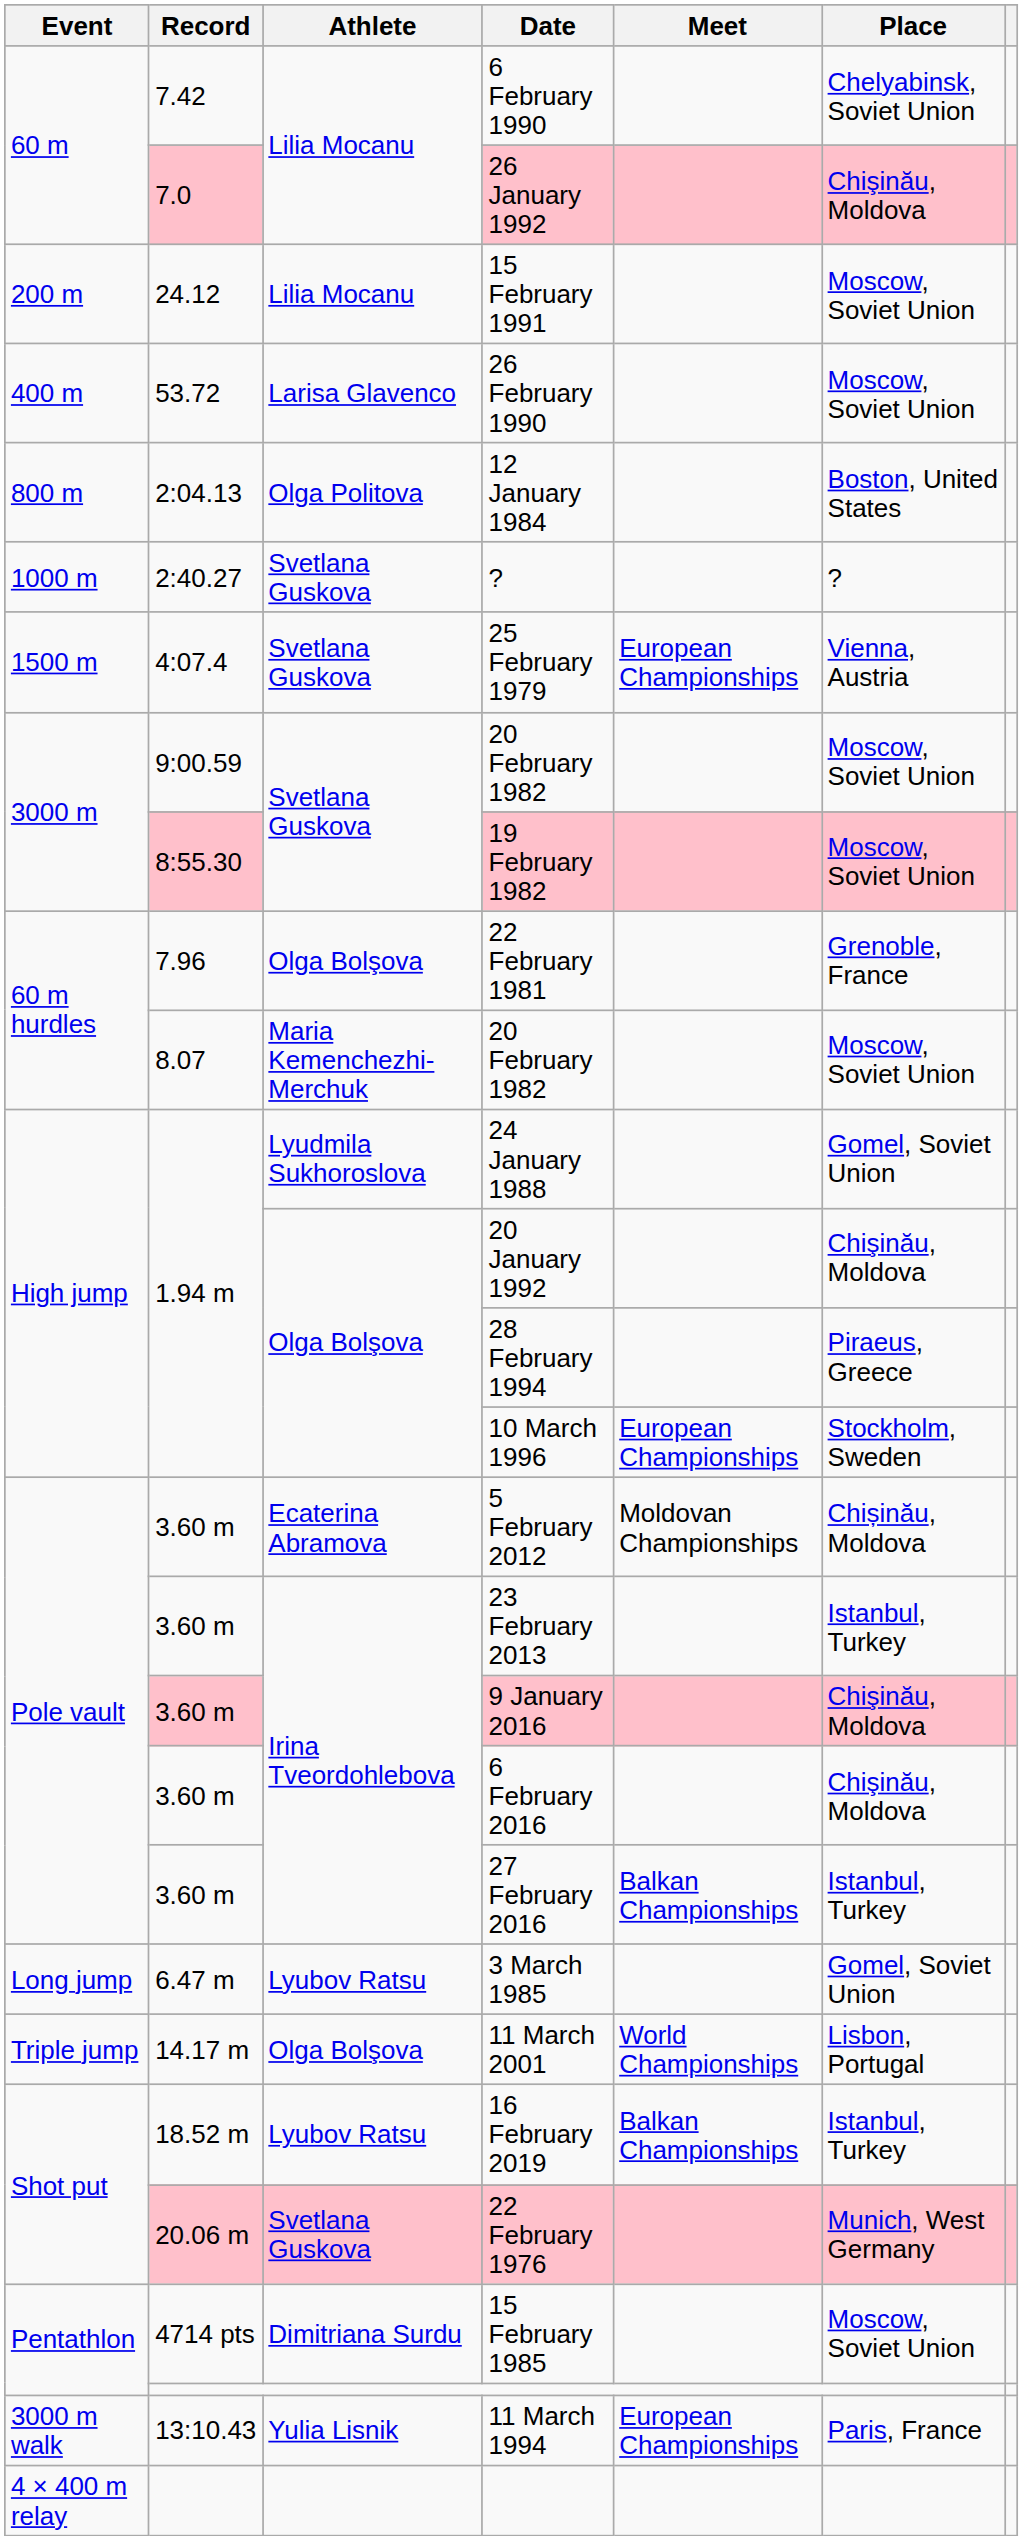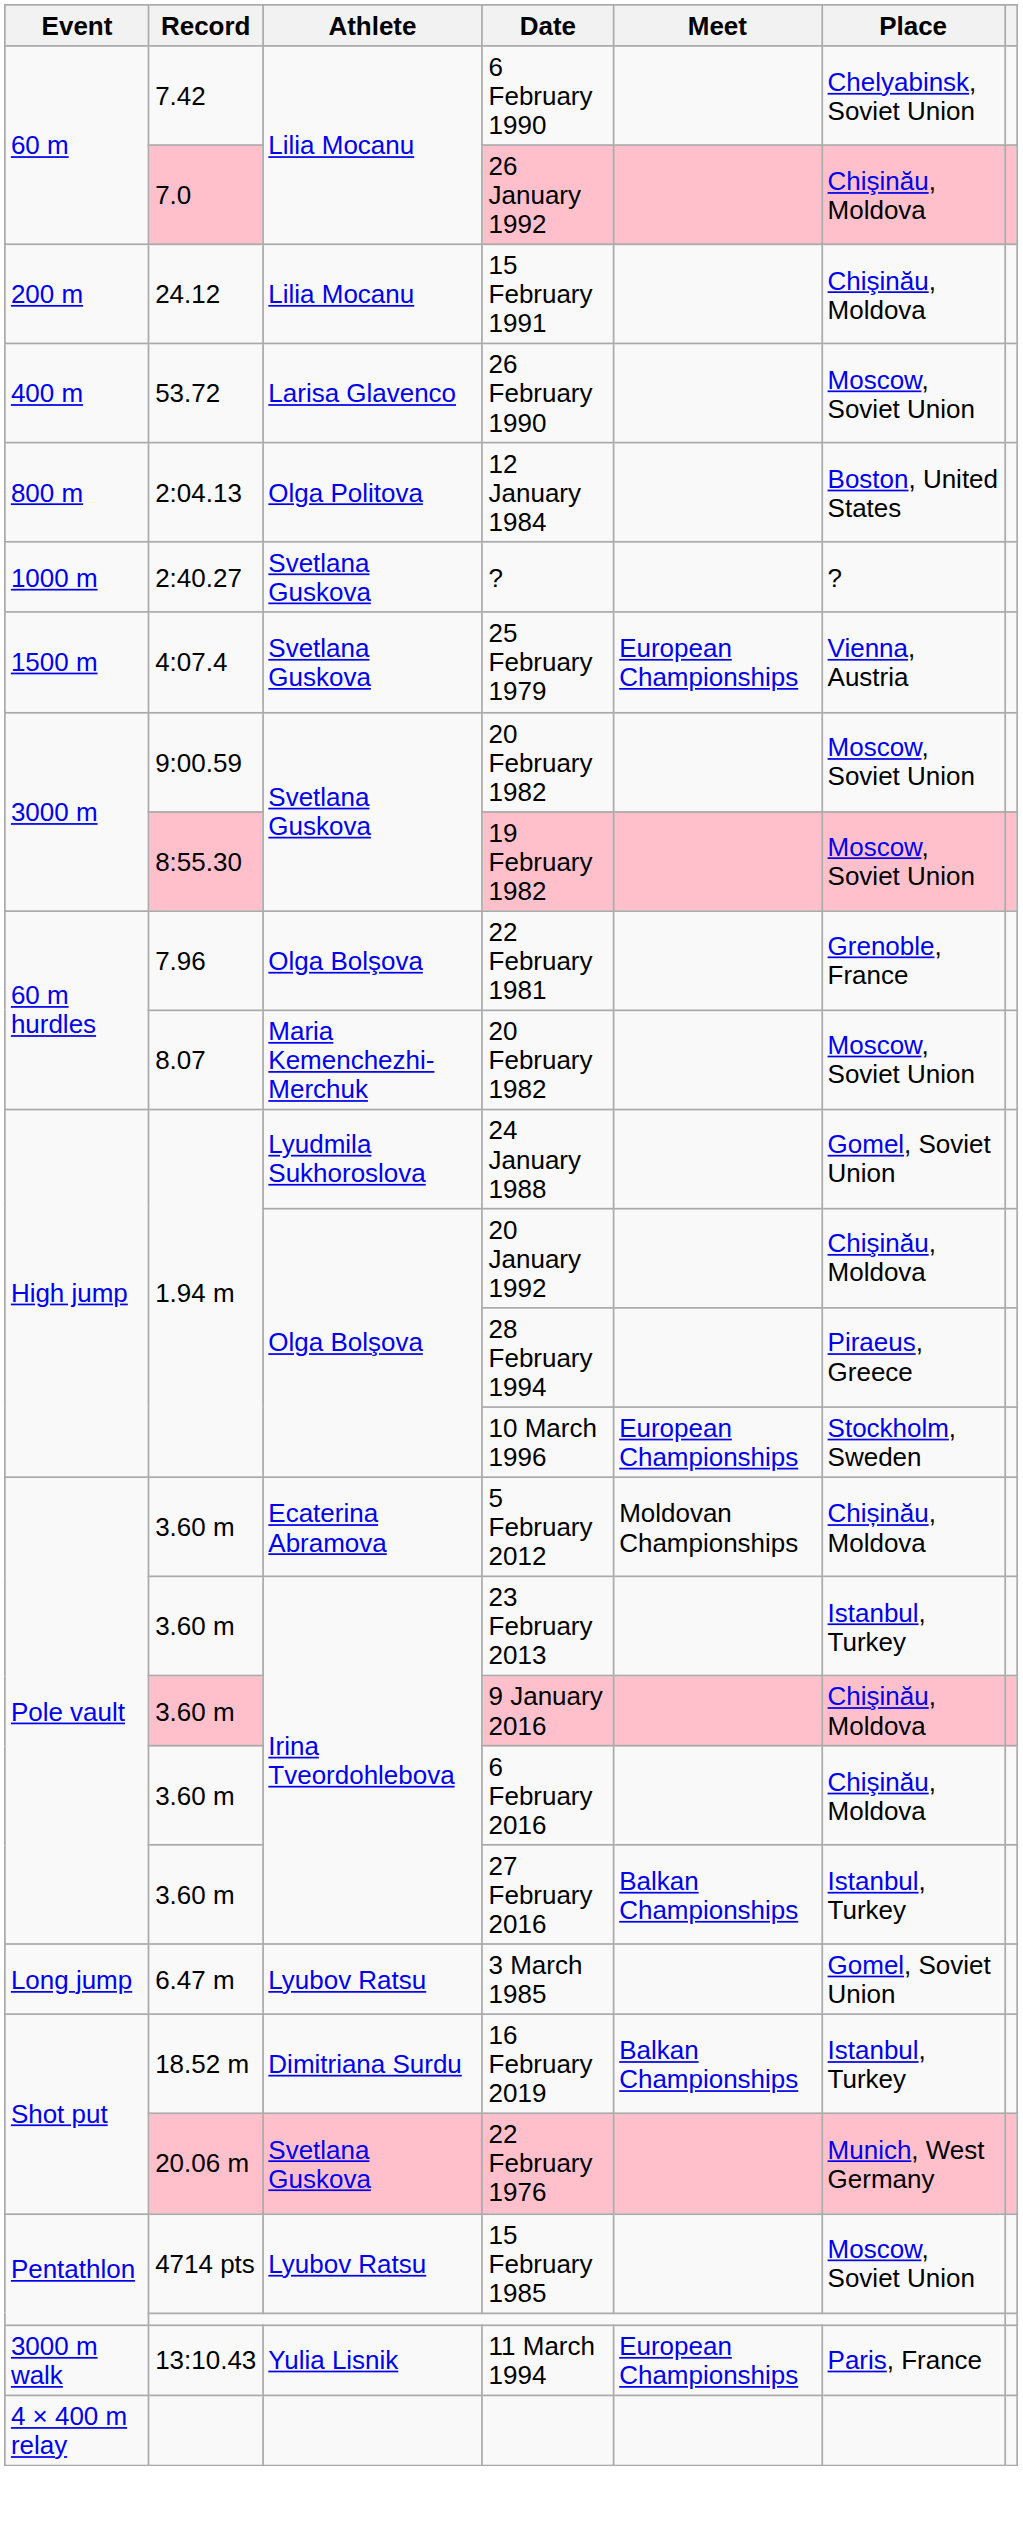(901, 294) Moscow, Soviet Union -> (882, 294) Chişinău, Moldova
- row: (75, 2050)
(347, 2135) Lyubov Ratsu -> (365, 2065) Dimitriana Surdu
(365, 2333) Dimitriana Surdu -> (347, 2263) Lyubov Ratsu
